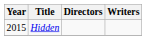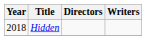(16, 27) 2015 -> (16, 27) 2018
